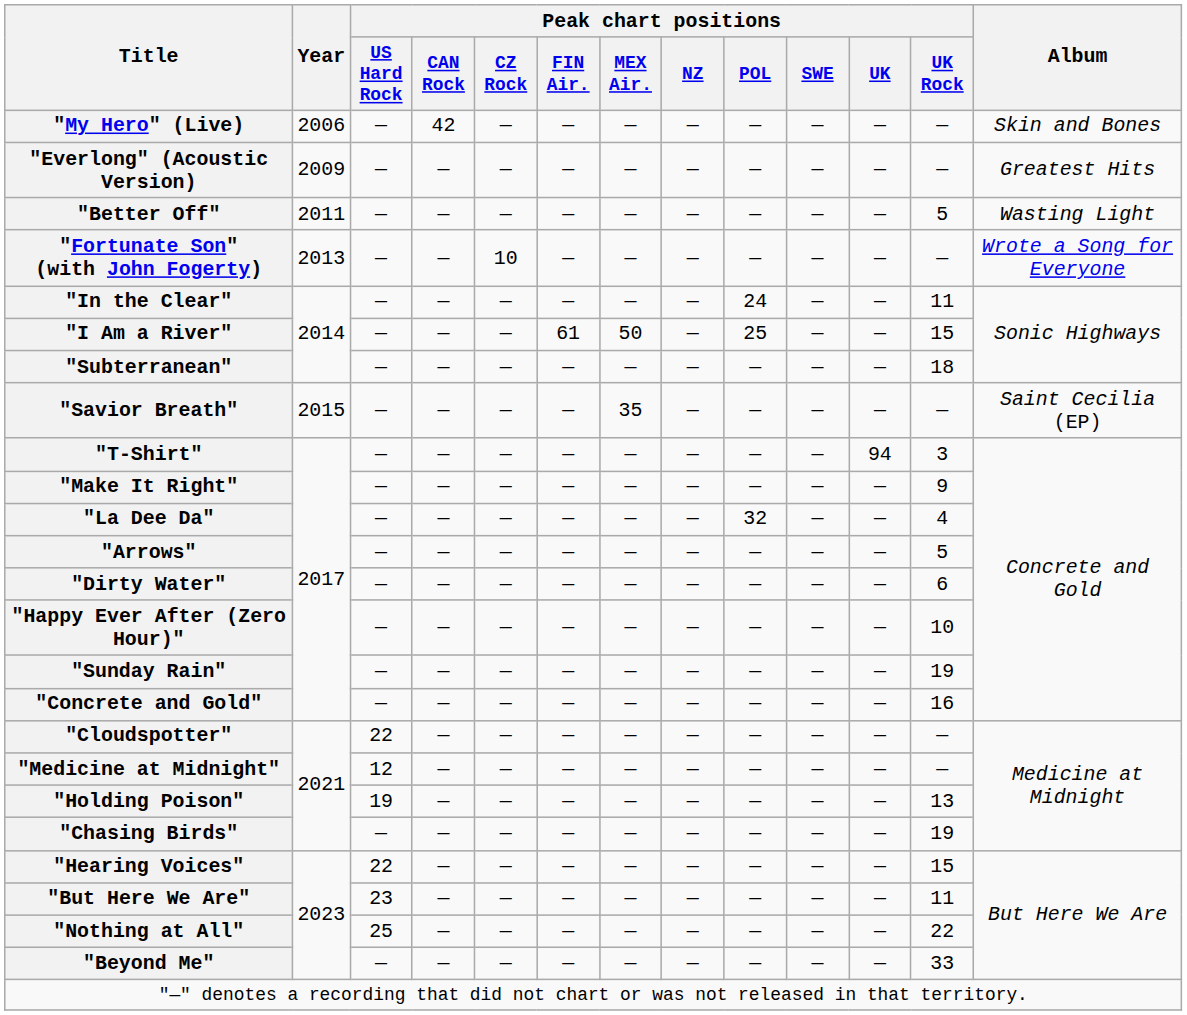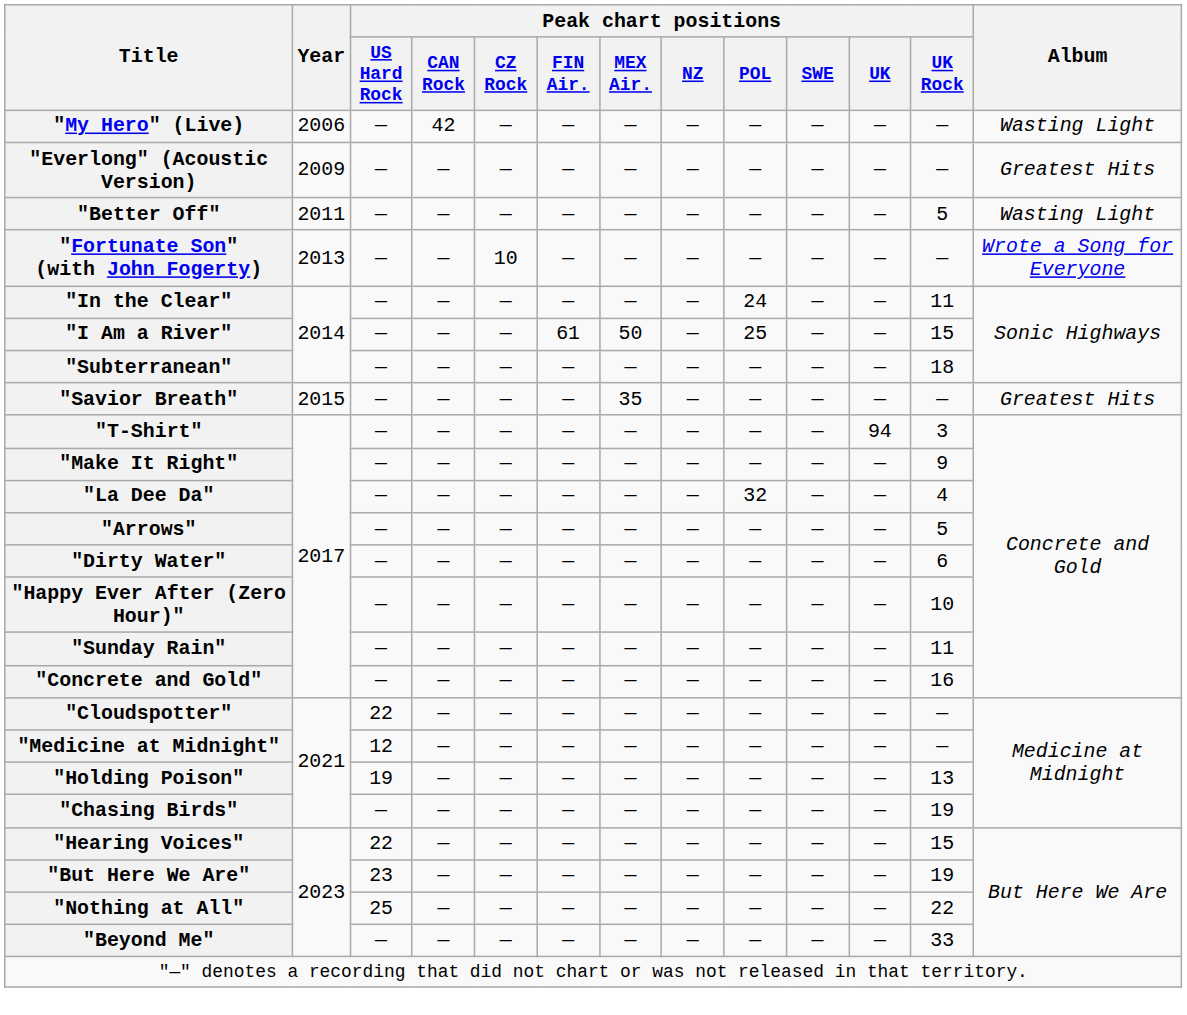(1078, 126) Skin and Bones -> (1078, 126) Wasting Light
(1078, 411) Saint Cecilia (EP) -> (1078, 399) Greatest Hits
(942, 672) 19 -> (942, 649) 11
(942, 899) 11 -> (942, 876) 19
